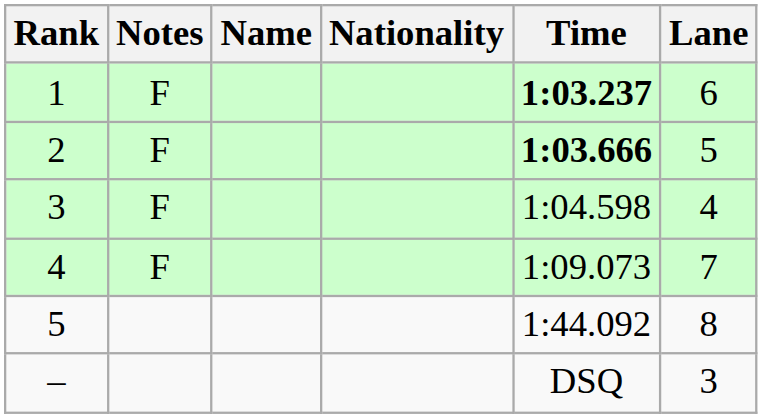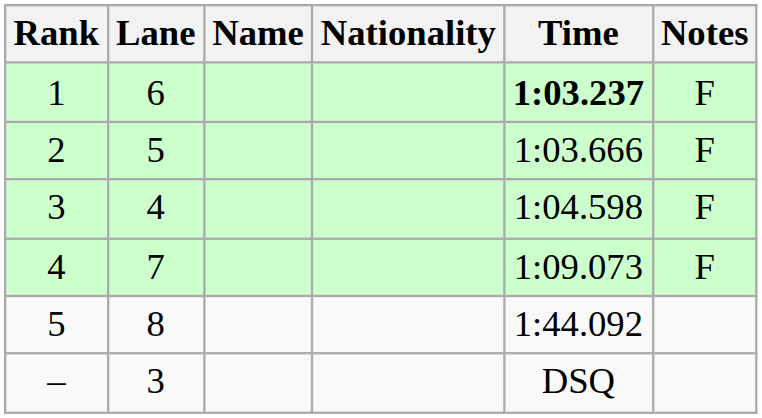columns swapped: (709, 33) <-> (160, 33)
(587, 149) bold -> (578, 149) normal
